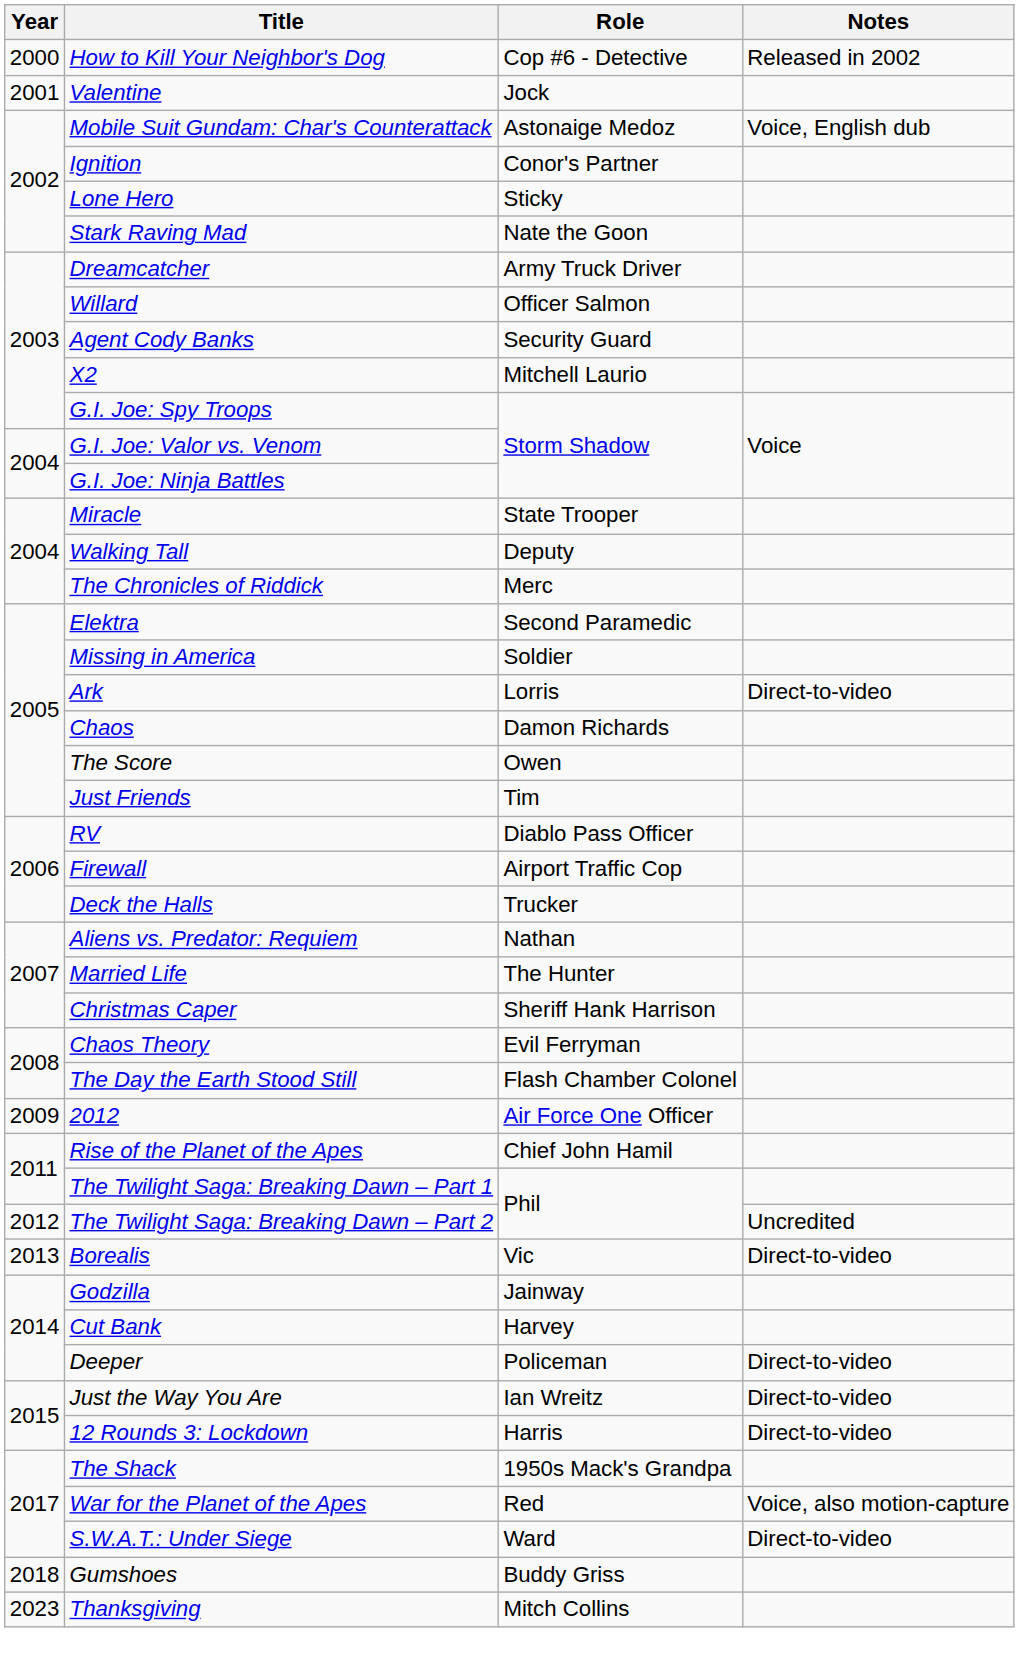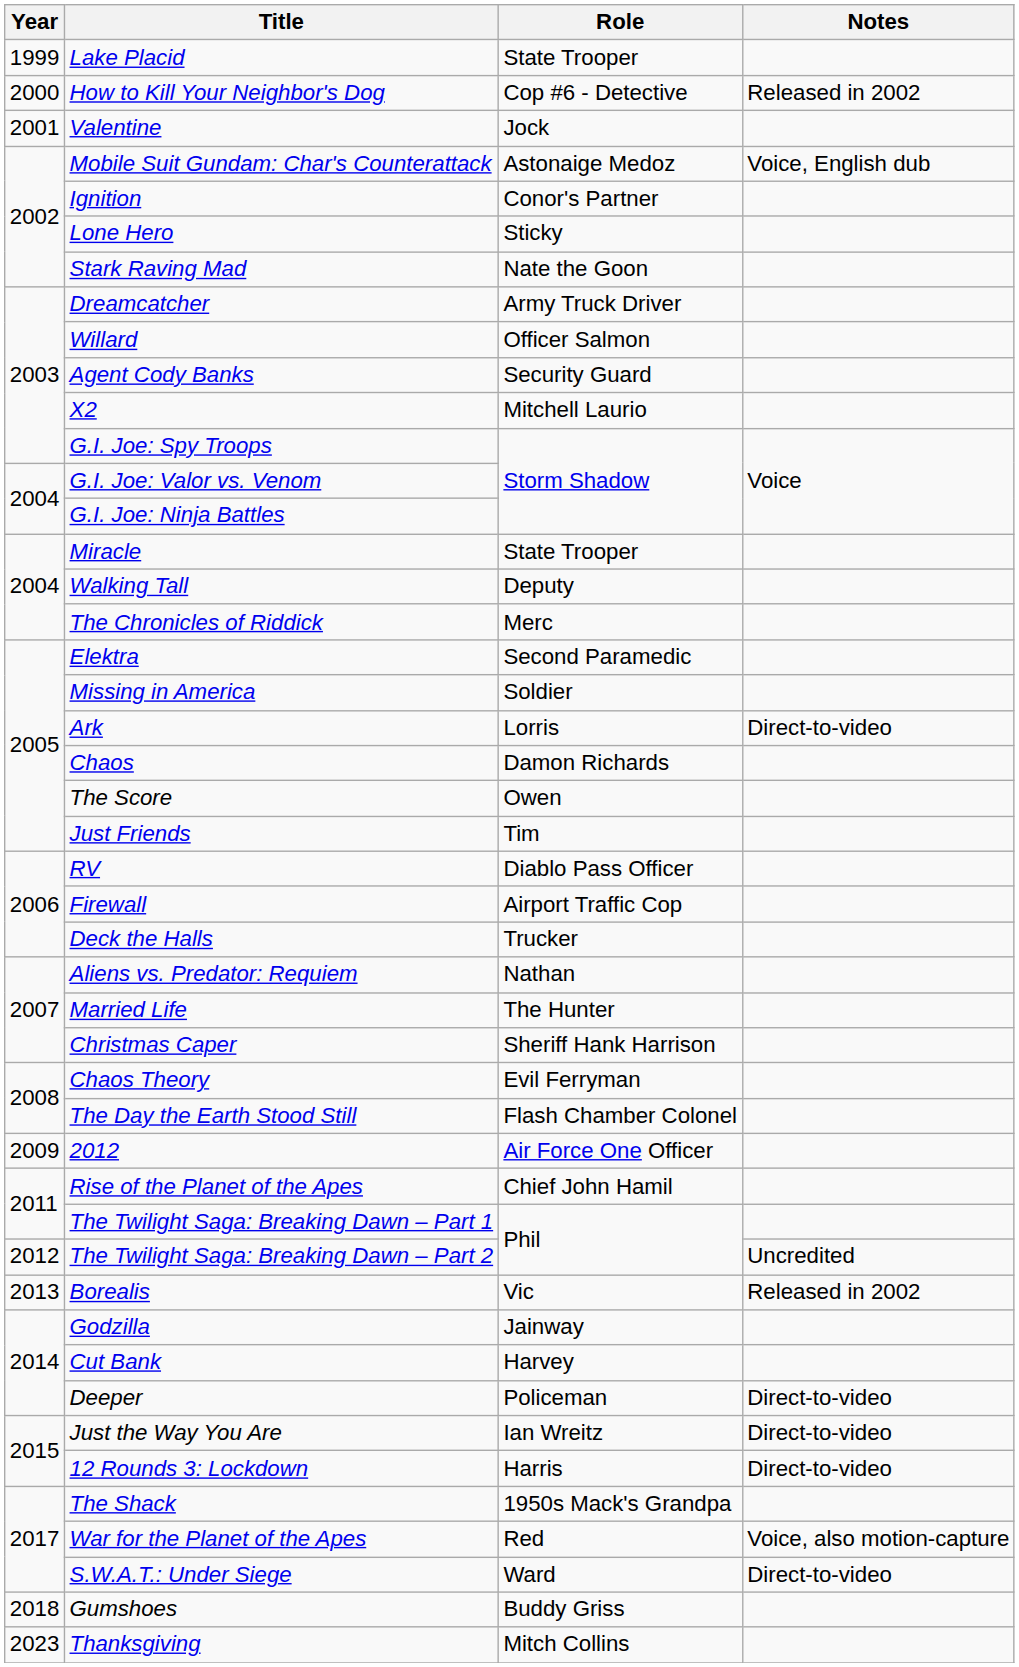+ row: (127, 57)
(820, 1256) Direct-to-video -> (834, 1291) Released in 2002
